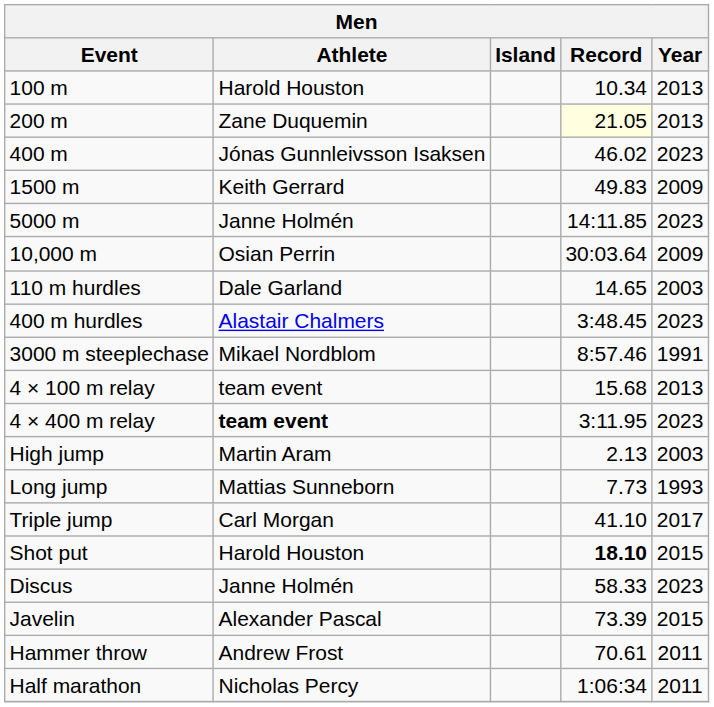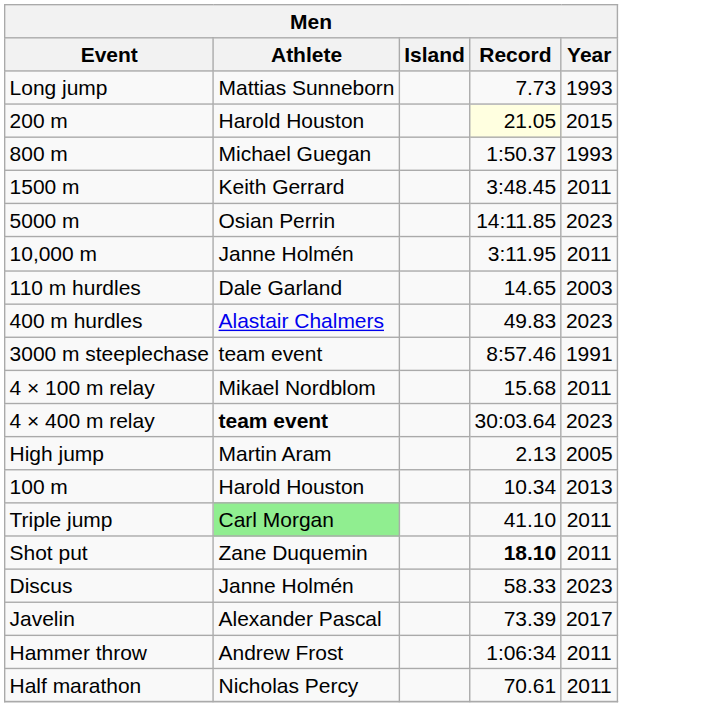rows swapped: (39, 88) <-> (59, 486)
(293, 121) Zane Duquemin -> (291, 121) Harold Houston
(680, 121) 2013 -> (589, 121) 2015
- row: (39, 154)
+ row: (39, 154)
(621, 188) 49.83 -> (521, 188) 3:48.45
(680, 188) 2009 -> (589, 188) 2011
(286, 221) Janne Holmén -> (277, 221) Osian Perrin
(277, 254) Osian Perrin -> (286, 254) Janne Holmén
(606, 254) 30:03.64 -> (522, 254) 3:11.95
(680, 254) 2009 -> (589, 254) 2011
(612, 320) 3:48.45 -> (530, 320) 49.83
(297, 354) Mikael Nordblom -> (270, 354) team event
(270, 387) team event -> (297, 387) Mikael Nordblom
(680, 387) 2013 -> (589, 387) 2011
(613, 420) 3:11.95 -> (515, 420) 30:03.64
(680, 453) 2003 -> (589, 453) 2005
(276, 520) no background -> (276, 520) lightgreen background
(680, 520) 2017 -> (589, 520) 2011
(291, 553) Harold Houston -> (293, 553) Zane Duquemin
(680, 553) 2015 -> (589, 553) 2011
(680, 619) 2015 -> (589, 619) 2017
(621, 652) 70.61 -> (521, 652) 1:06:34
(612, 686) 1:06:34 -> (530, 686) 70.61
